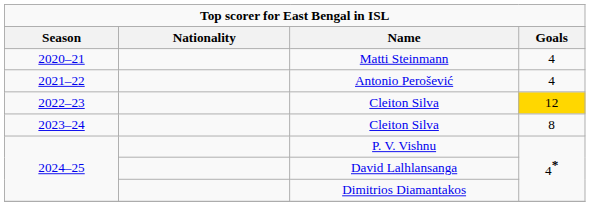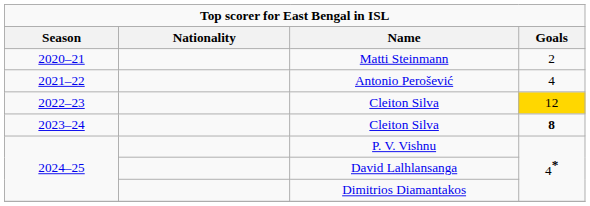(552, 59) 4 -> (552, 59) 2
(552, 125) normal -> (552, 125) bold
